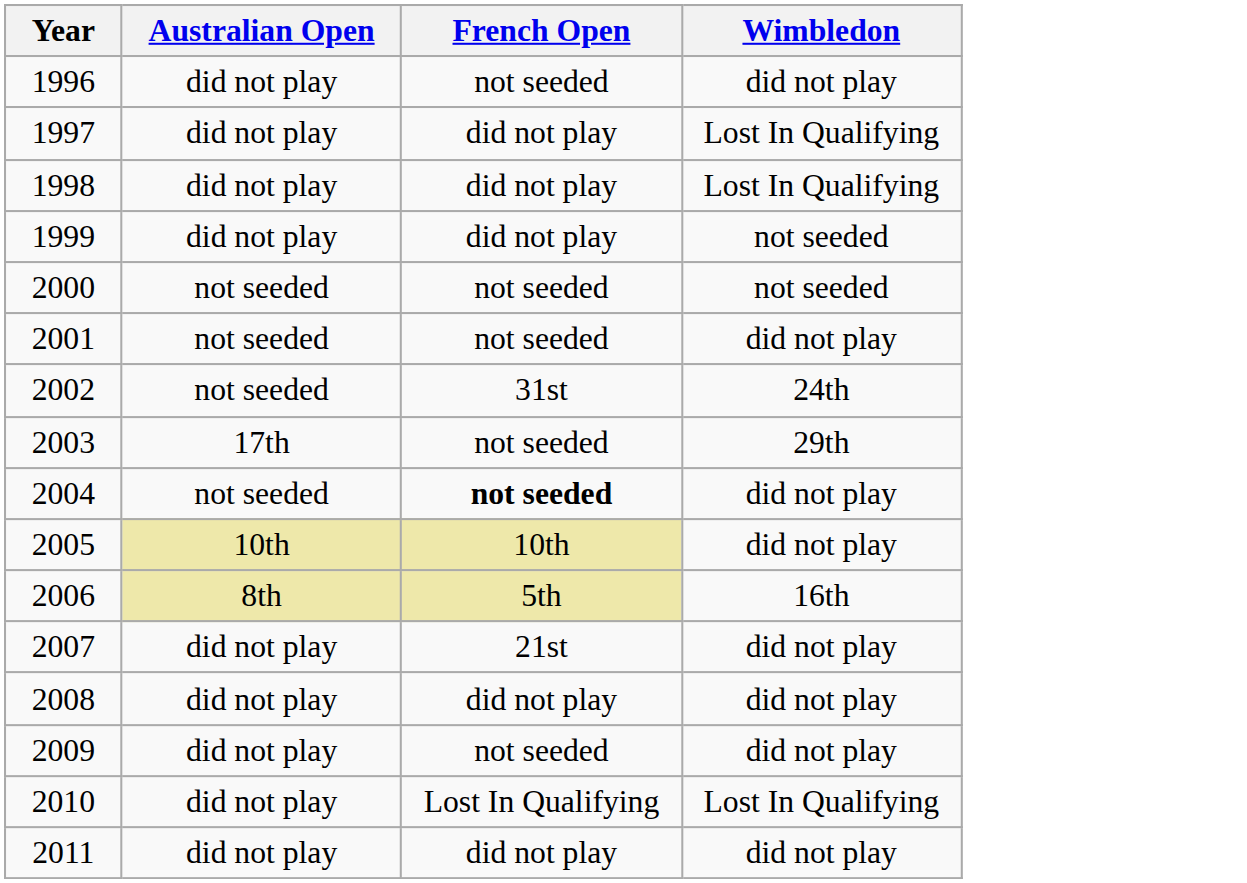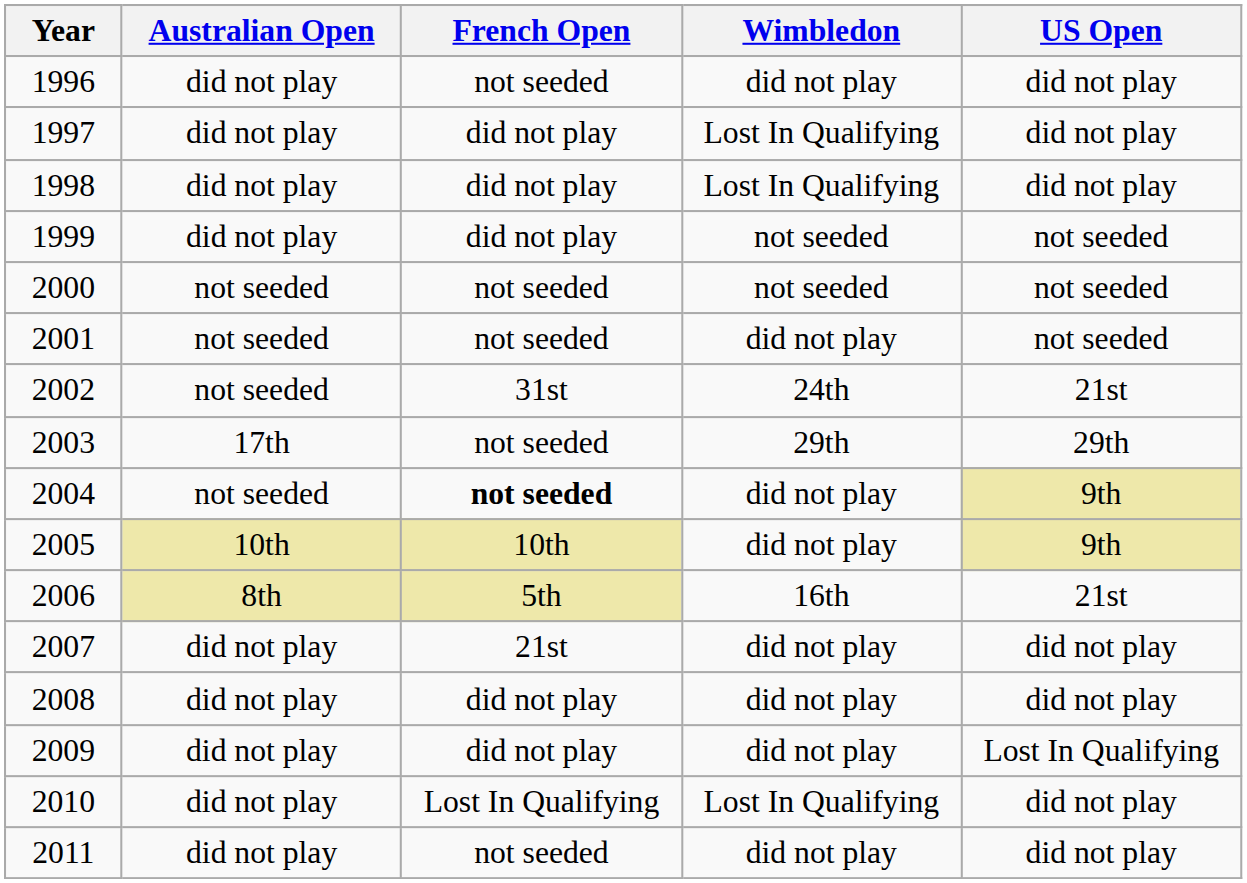+ column: (1101, 29)
(541, 749) not seeded -> (541, 749) did not play
(541, 851) did not play -> (541, 851) not seeded
